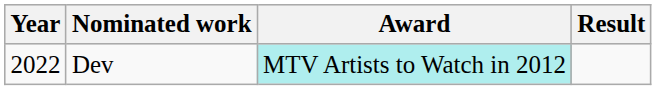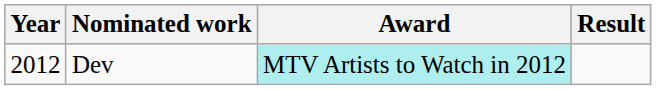(35, 63) 2022 -> (35, 63) 2012
